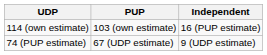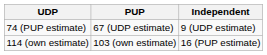rows swapped: (48, 27) <-> (46, 43)
